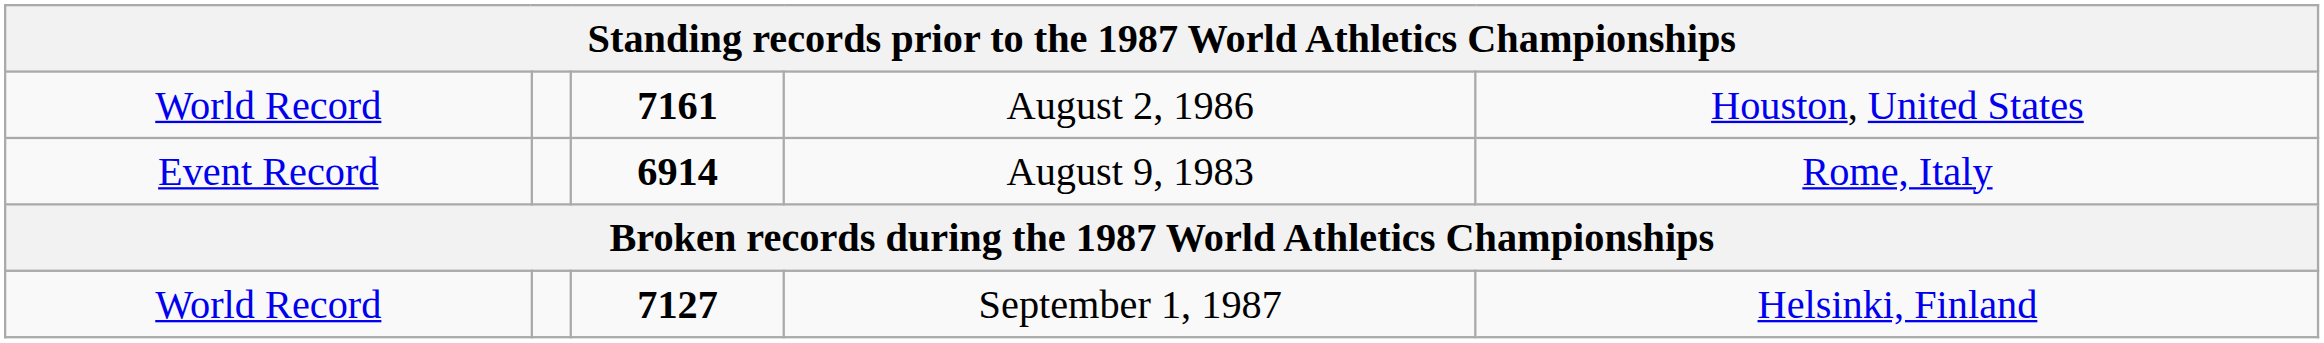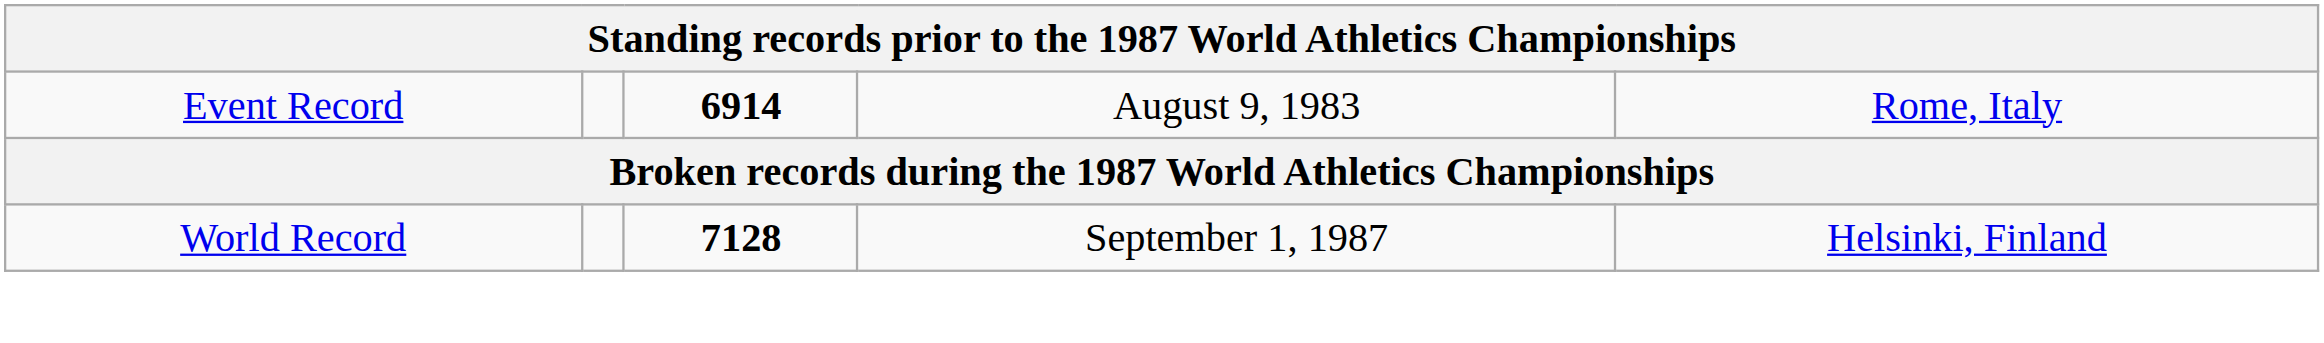- row: (1130, 103)
(678, 303) 7127 -> (741, 236) 7128
